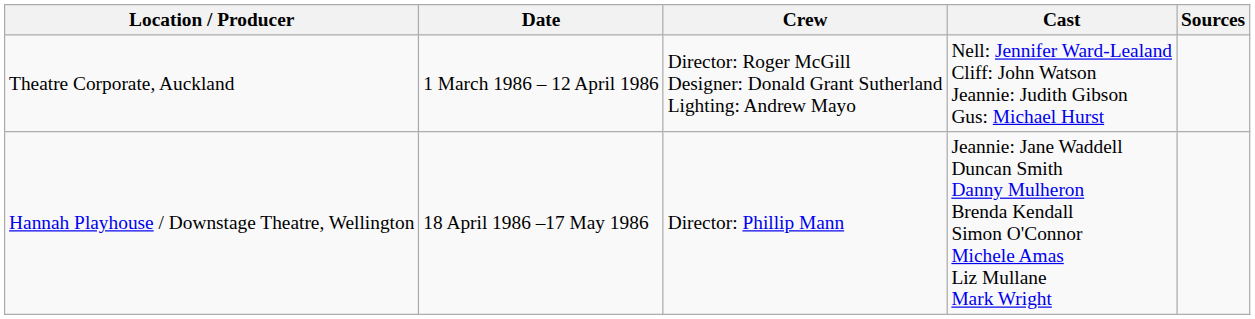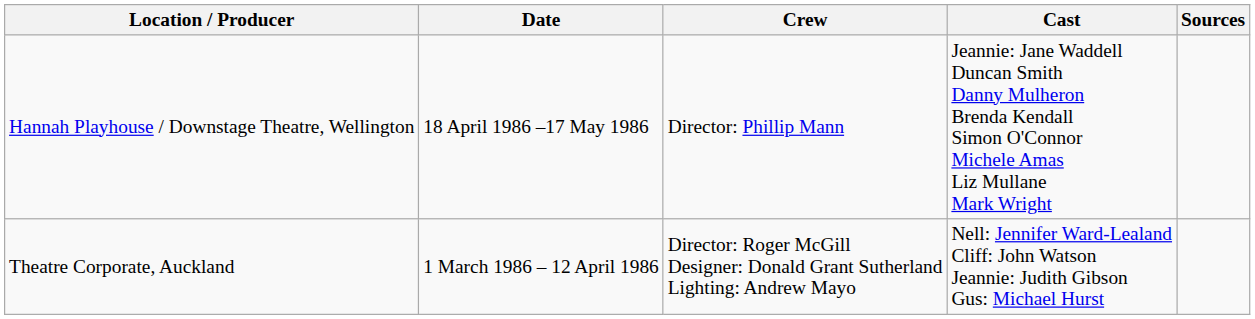rows swapped: (122, 83) <-> (212, 222)
